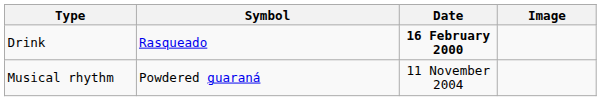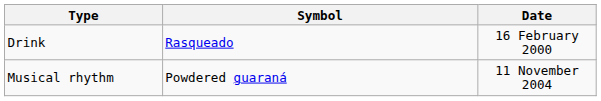- column: (547, 15)
(448, 43) bold -> (537, 43) normal
